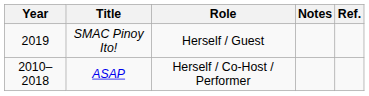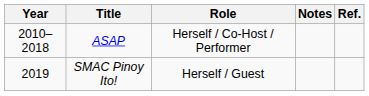rows swapped: (109, 74) <-> (109, 40)
